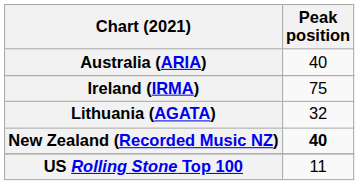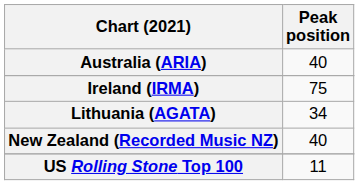(318, 114) 32 -> (318, 114) 34
(318, 140) bold -> (318, 140) normal
